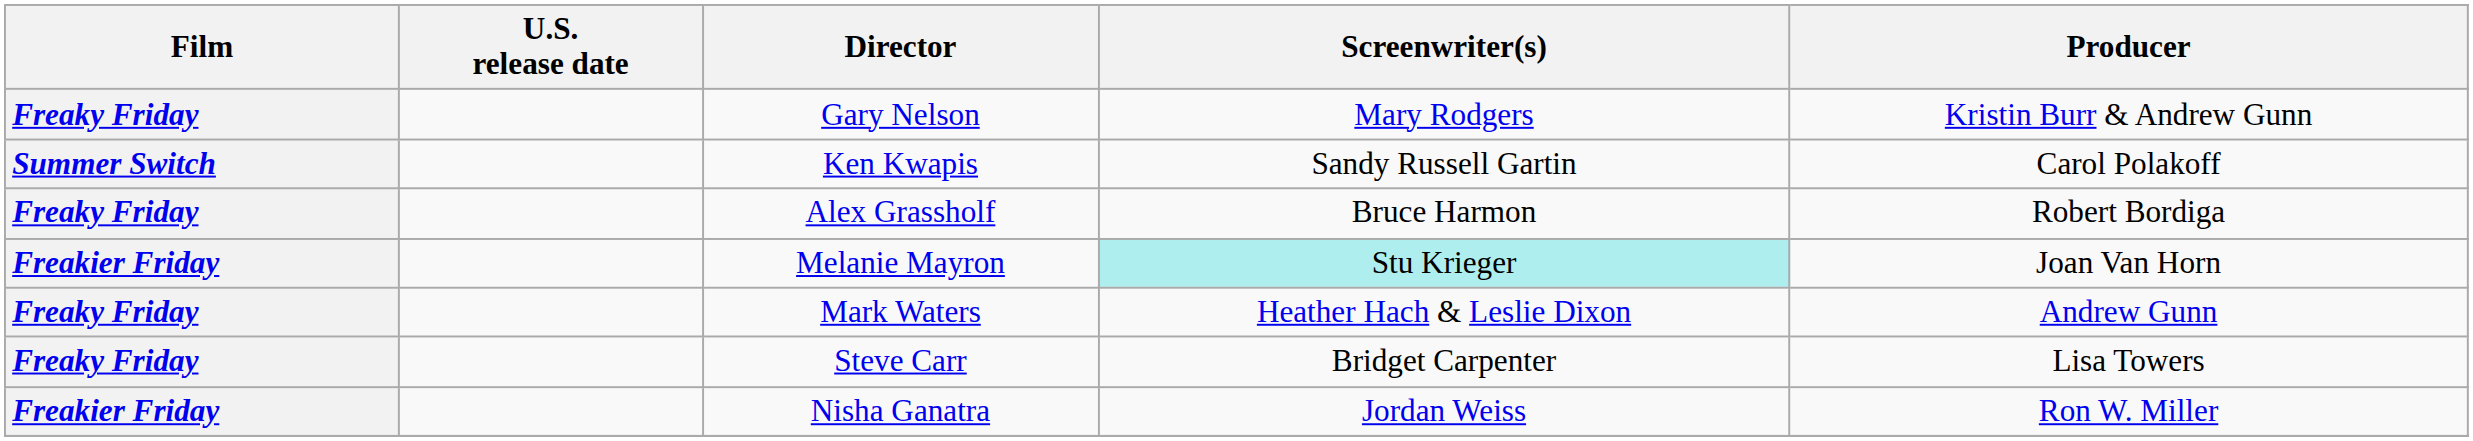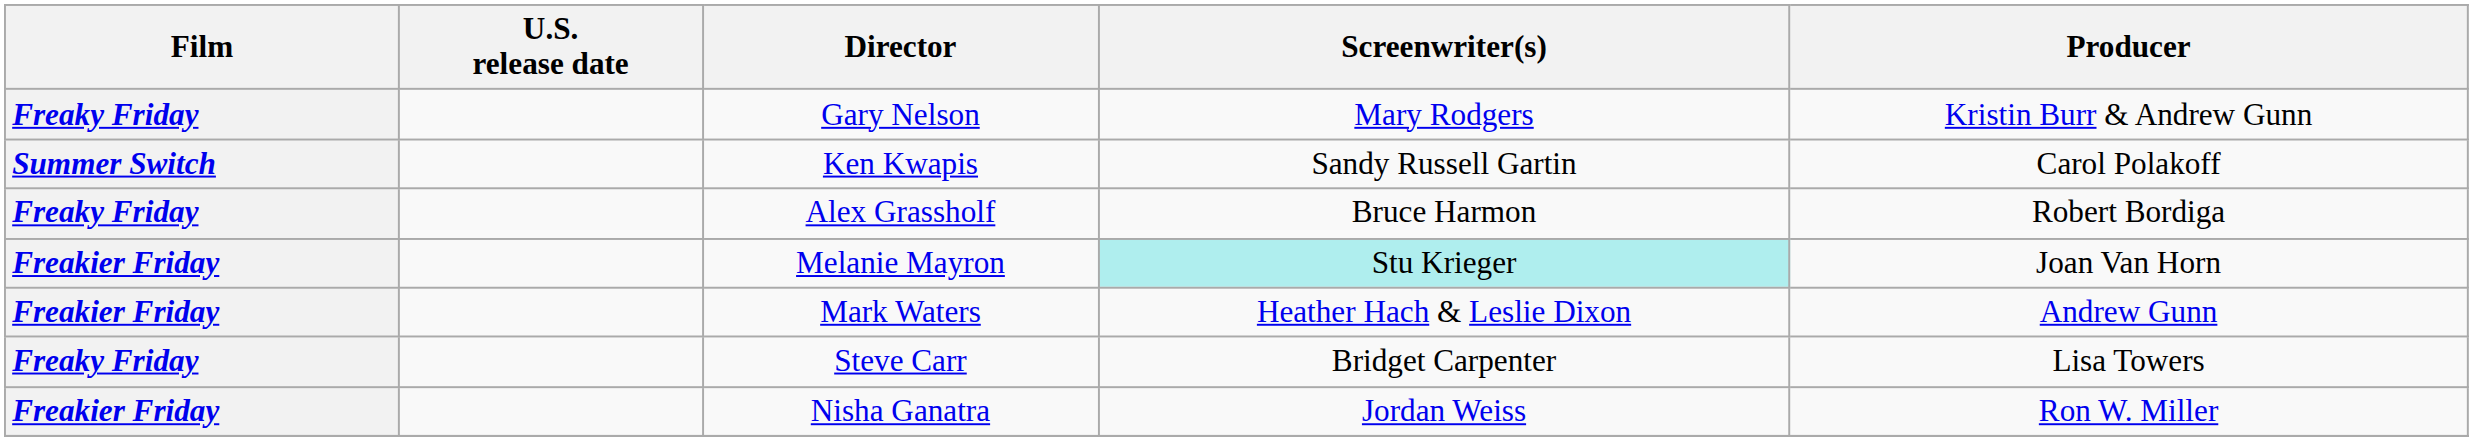(105, 311) Freaky Friday -> (116, 311) Freakier Friday
